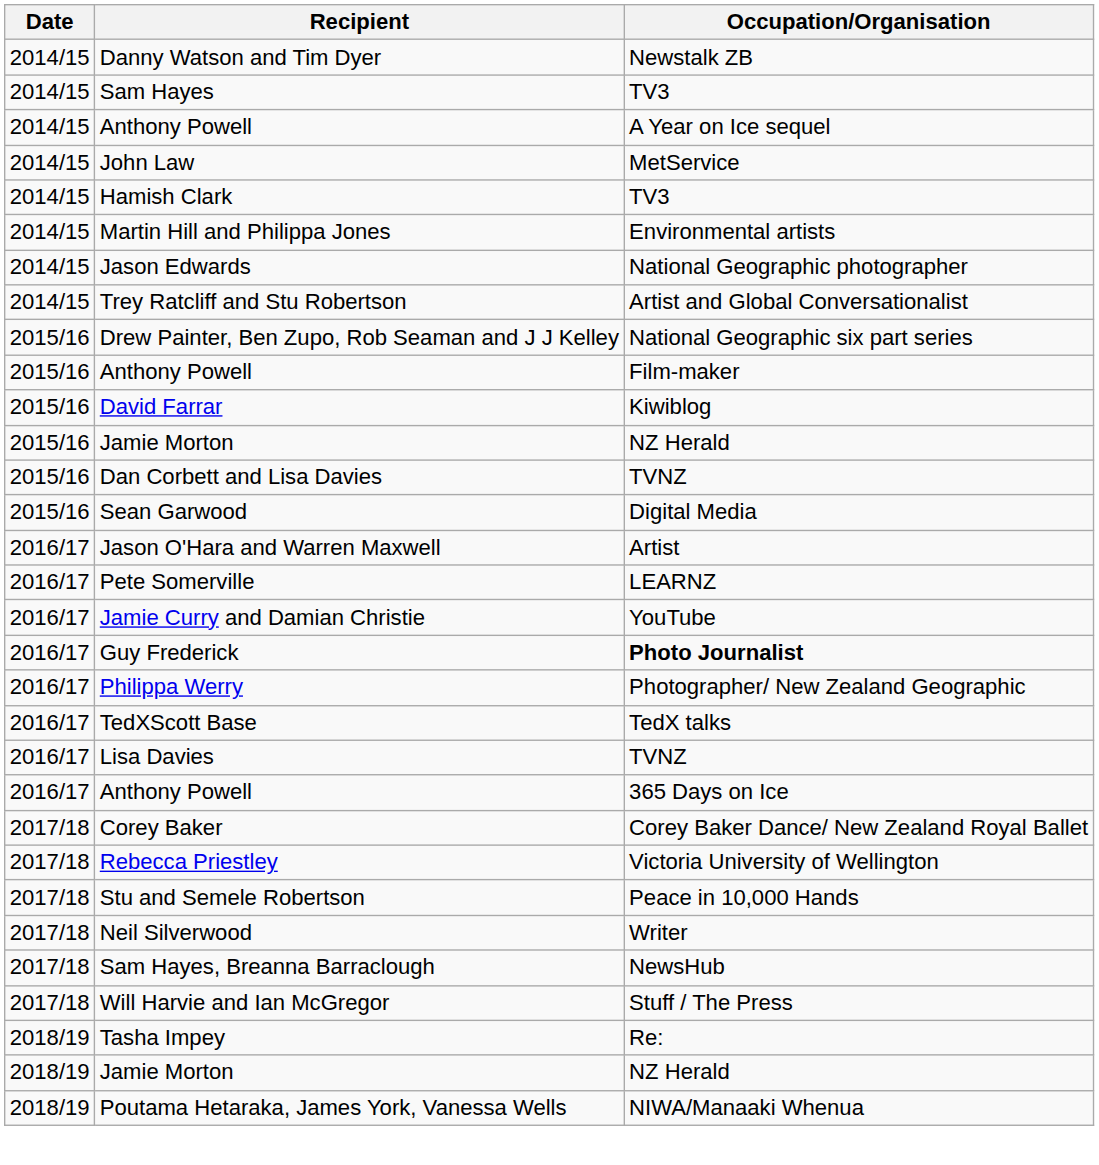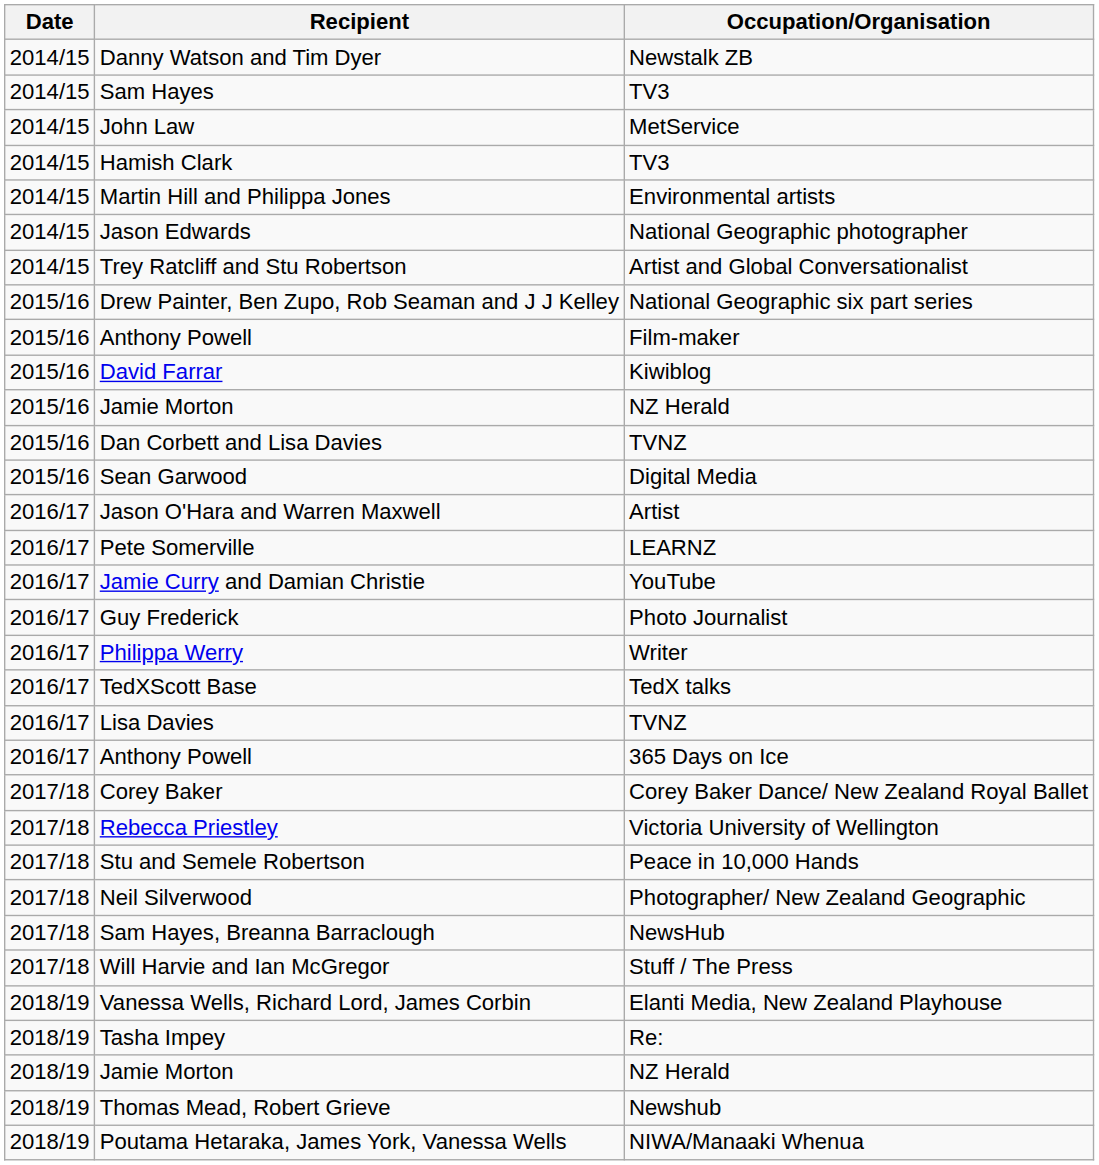- row: (50, 127)
(716, 652) bold -> (708, 617) normal
(827, 687) Photographer/ New Zealand Geographic -> (658, 652) Writer
(658, 932) Writer -> (827, 897) Photographer/ New Zealand Geographic
+ row: (50, 1002)
+ row: (50, 1107)
